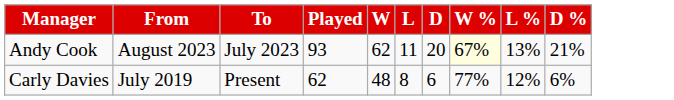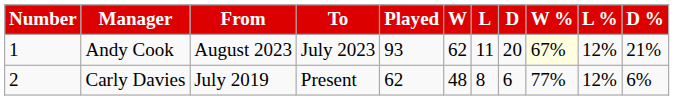+ column: (43, 19)
(523, 49) 13% -> (599, 49) 12%
